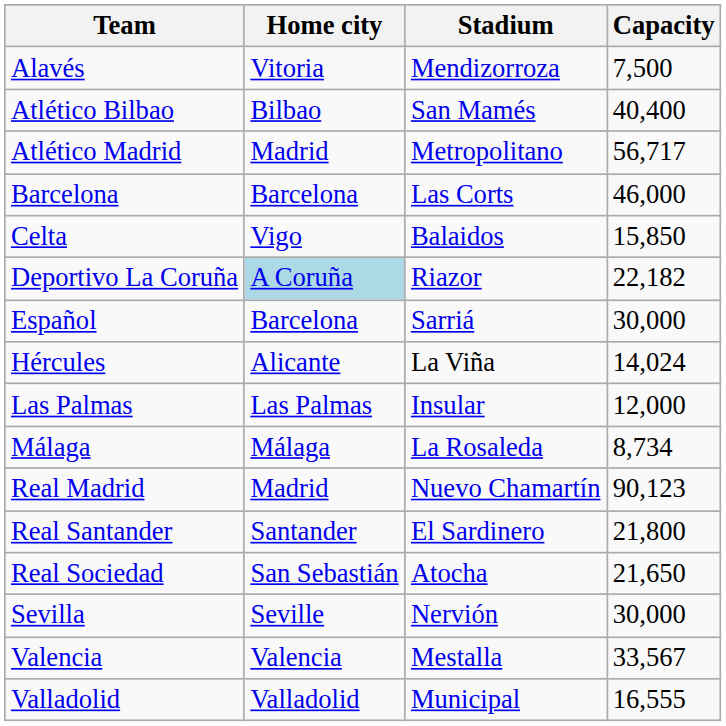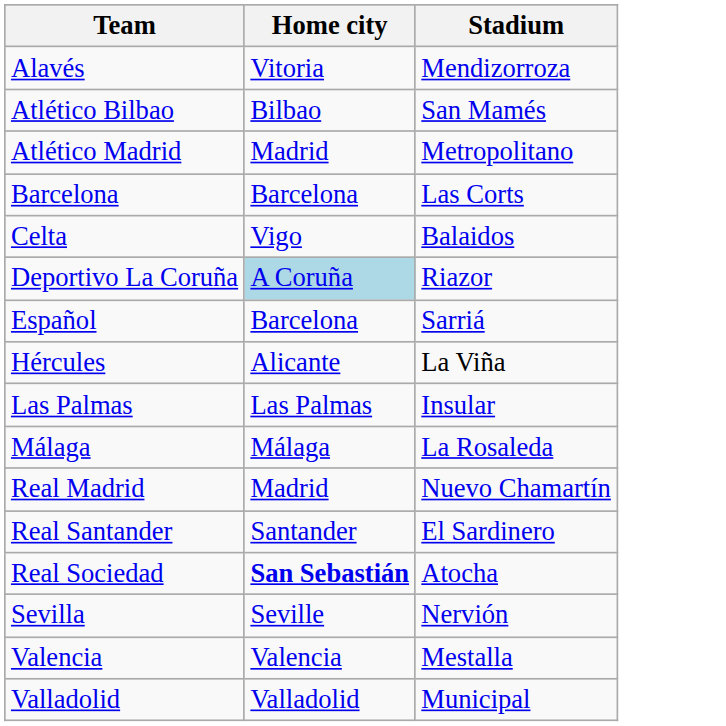- column: (664, 25)
(325, 573) normal -> (330, 573) bold
